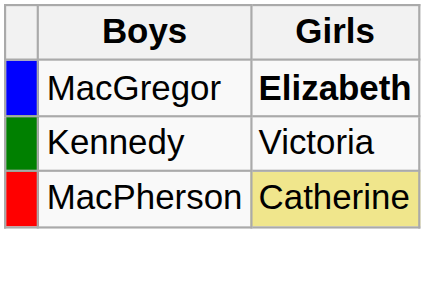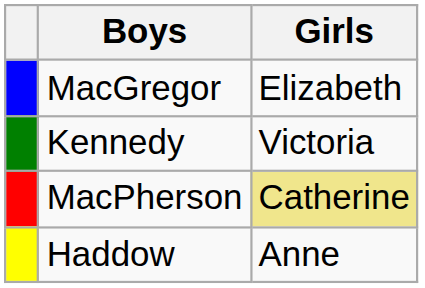(335, 87) bold -> (330, 87) normal
+ row: (111, 253)
